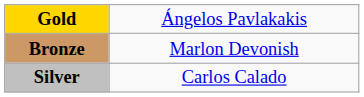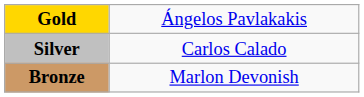rows swapped: (57, 77) <-> (57, 48)
